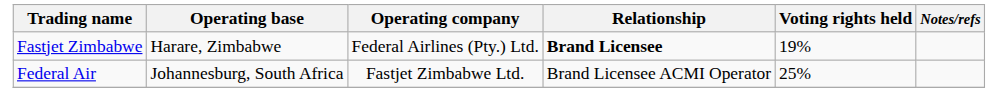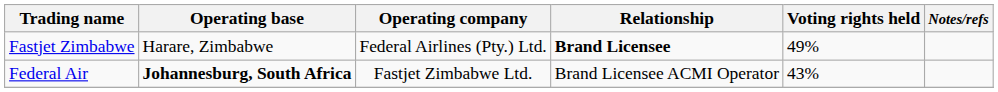(795, 45) 19% -> (803, 45) 49%
(247, 73) normal -> (247, 73) bold
(795, 73) 25% -> (803, 73) 43%
